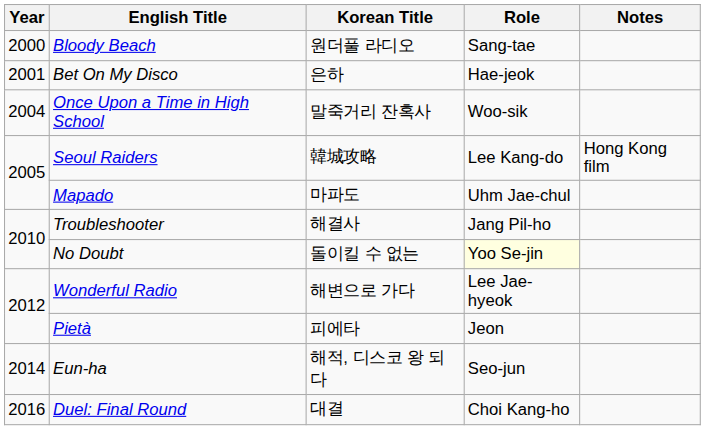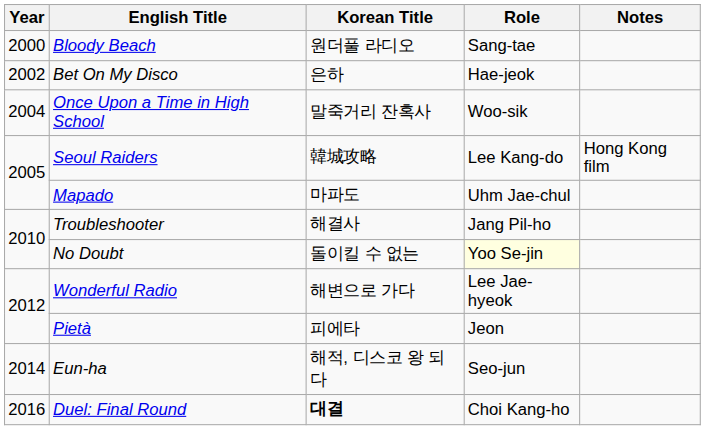(27, 75) 2001 -> (27, 75) 2002
(327, 408) normal -> (327, 408) bold
